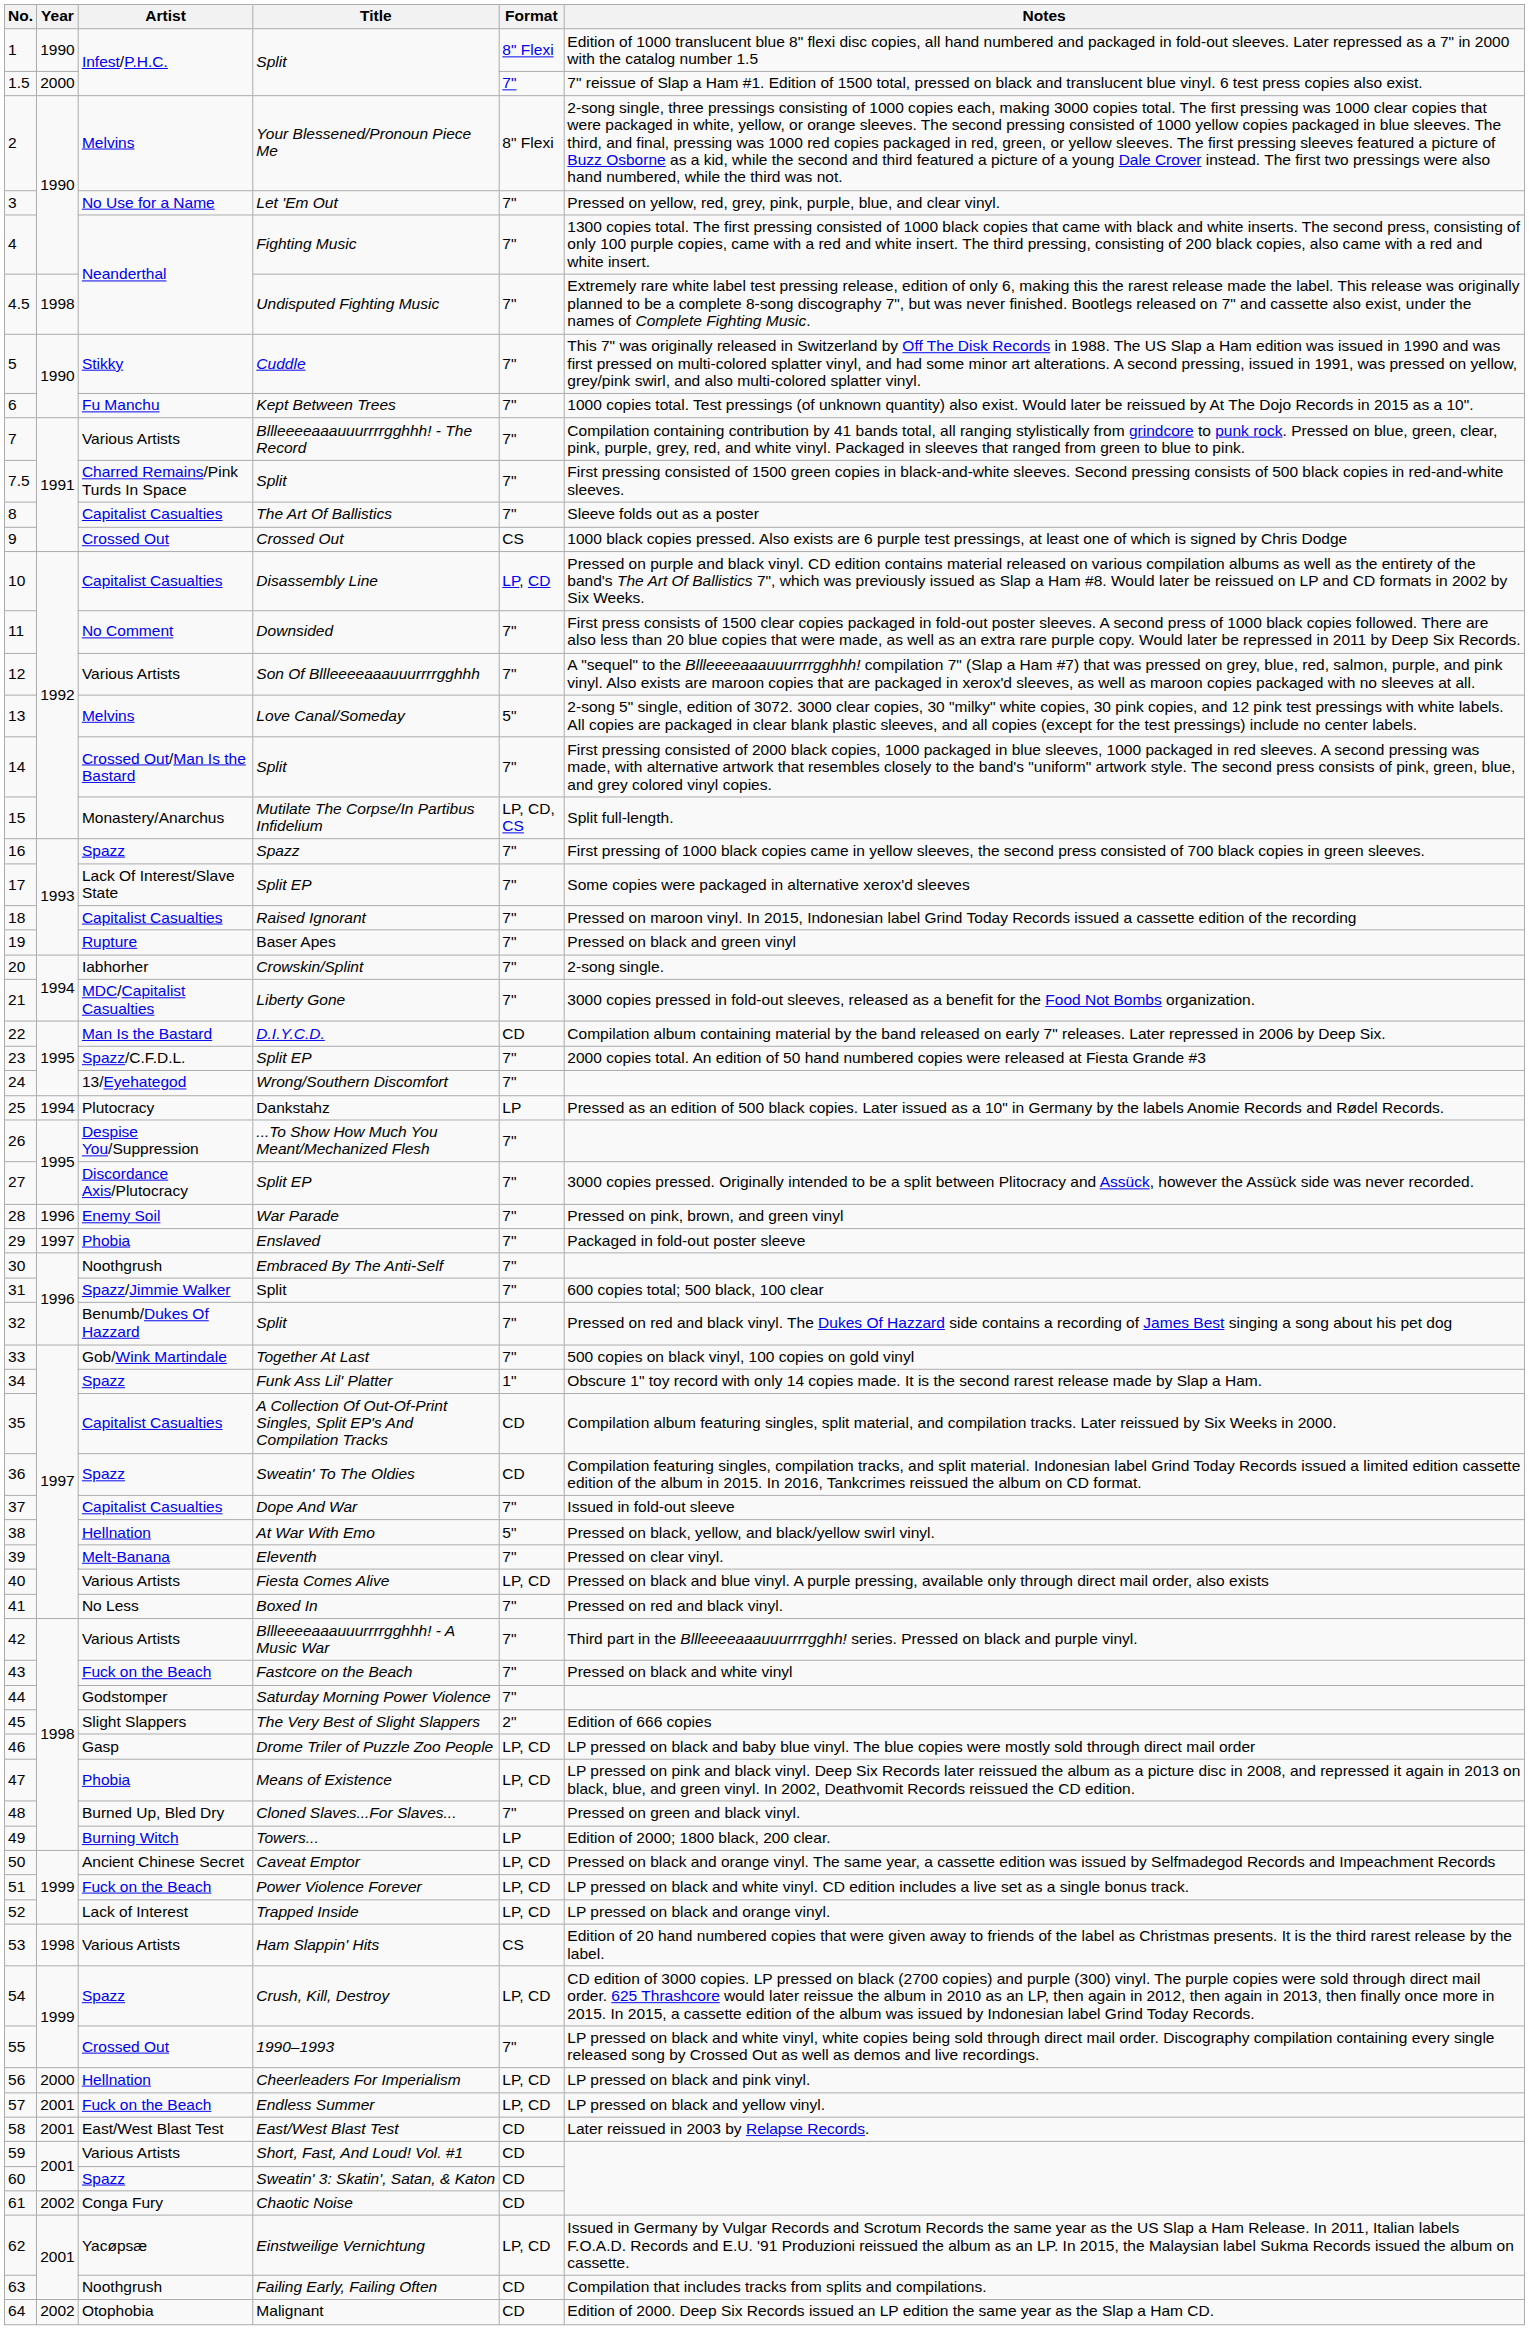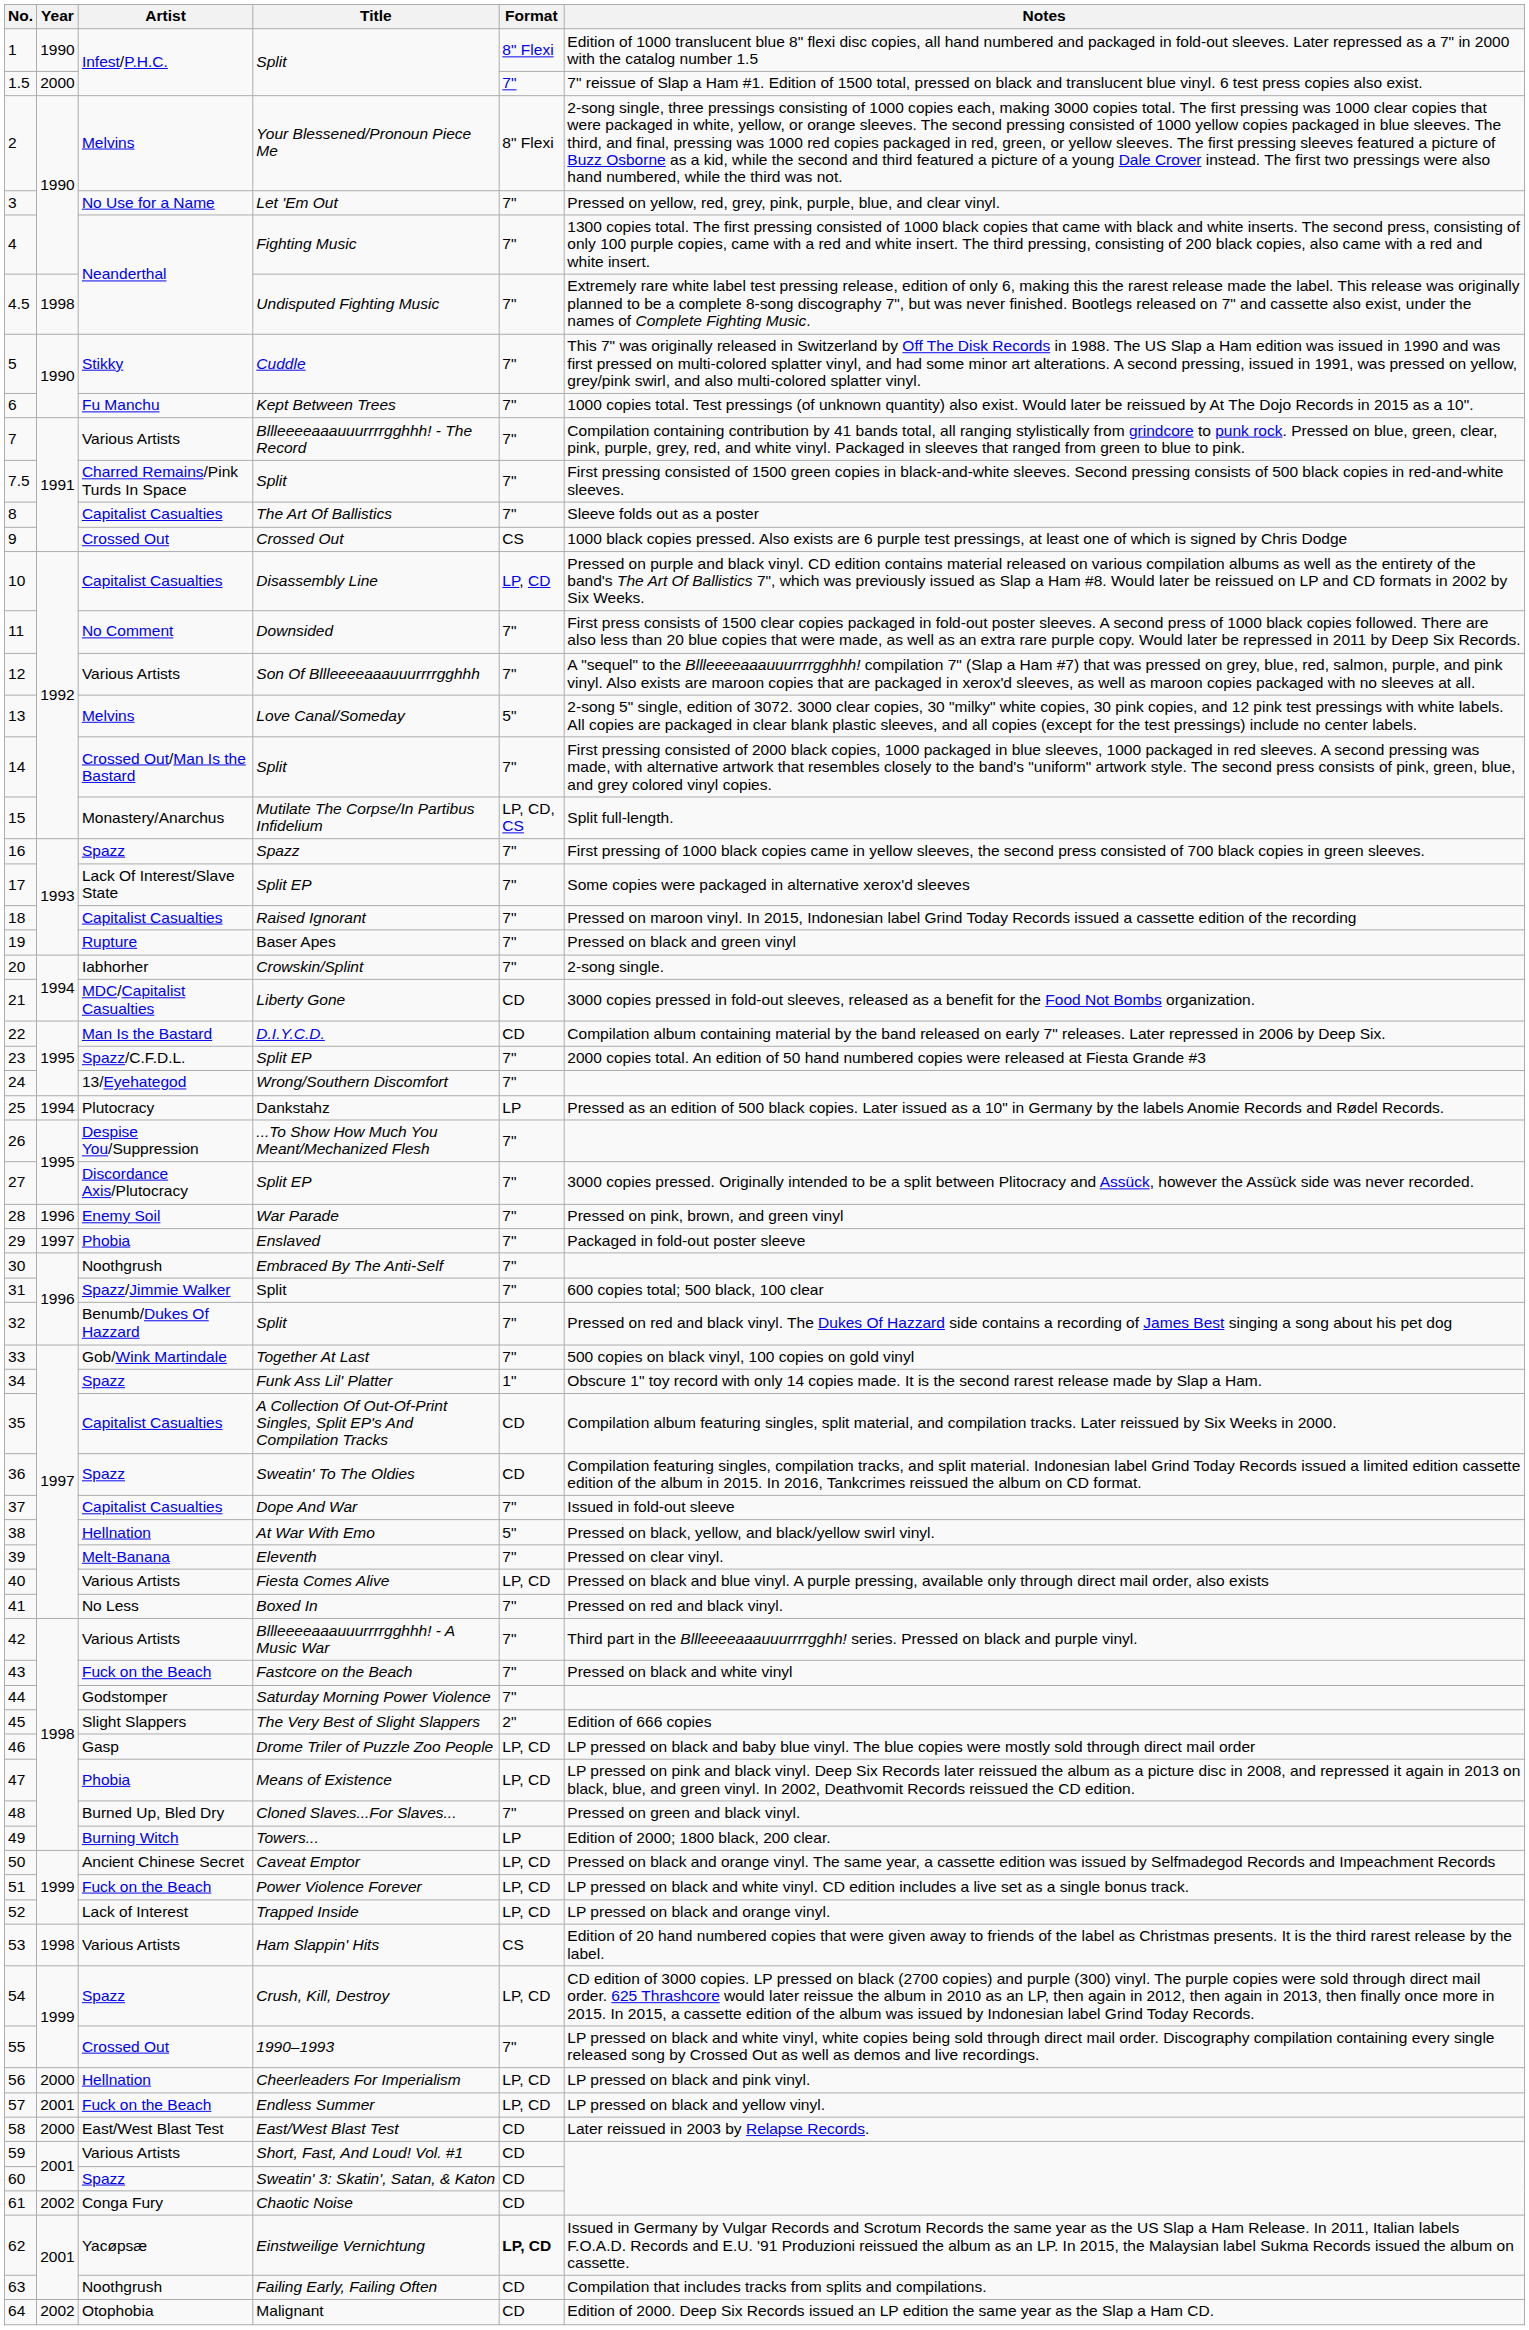(509, 1000) 7" -> (514, 1000) CD
(57, 2129) 2001 -> (57, 2129) 2000
(526, 2245) normal -> (527, 2245) bold
